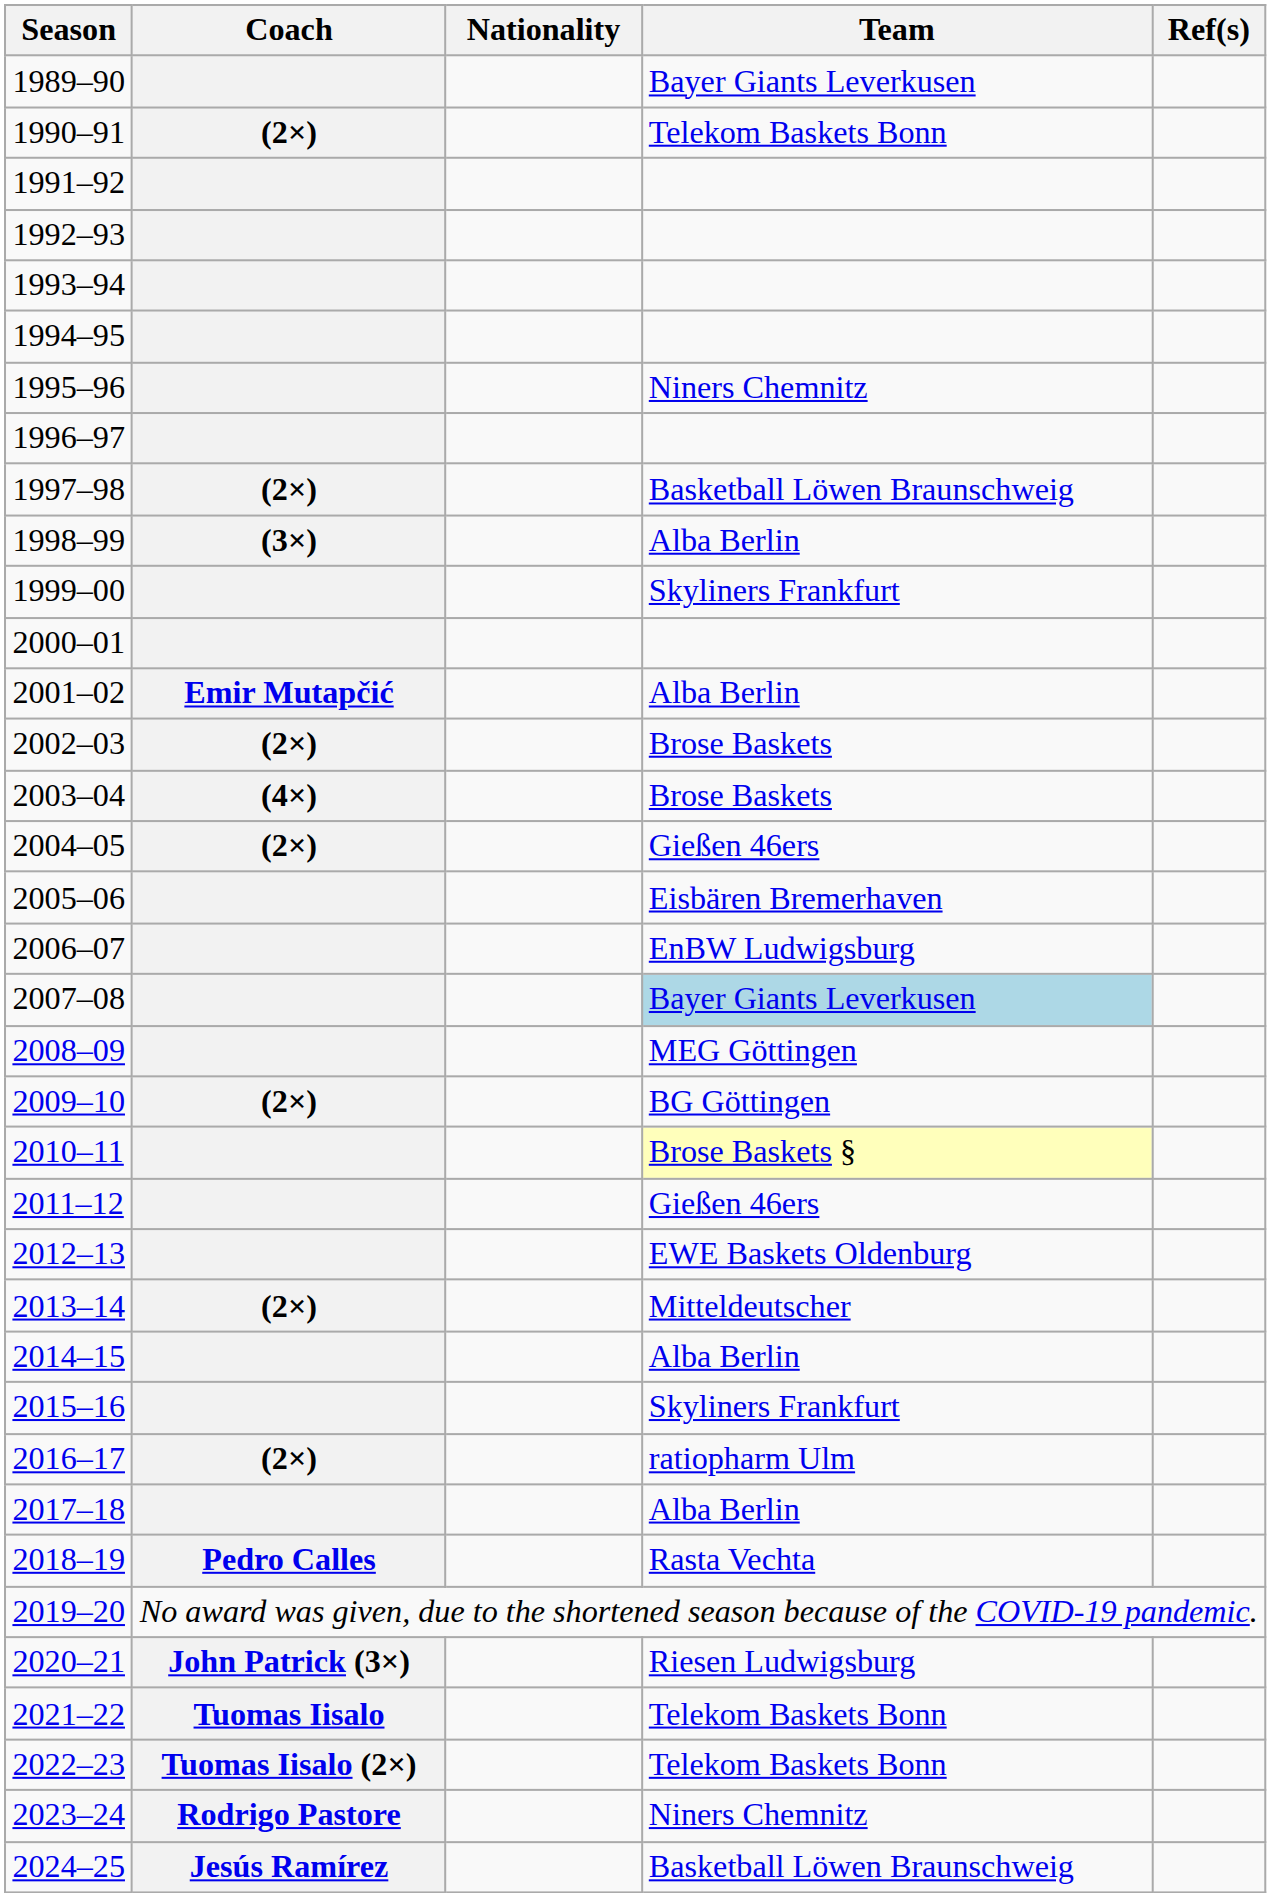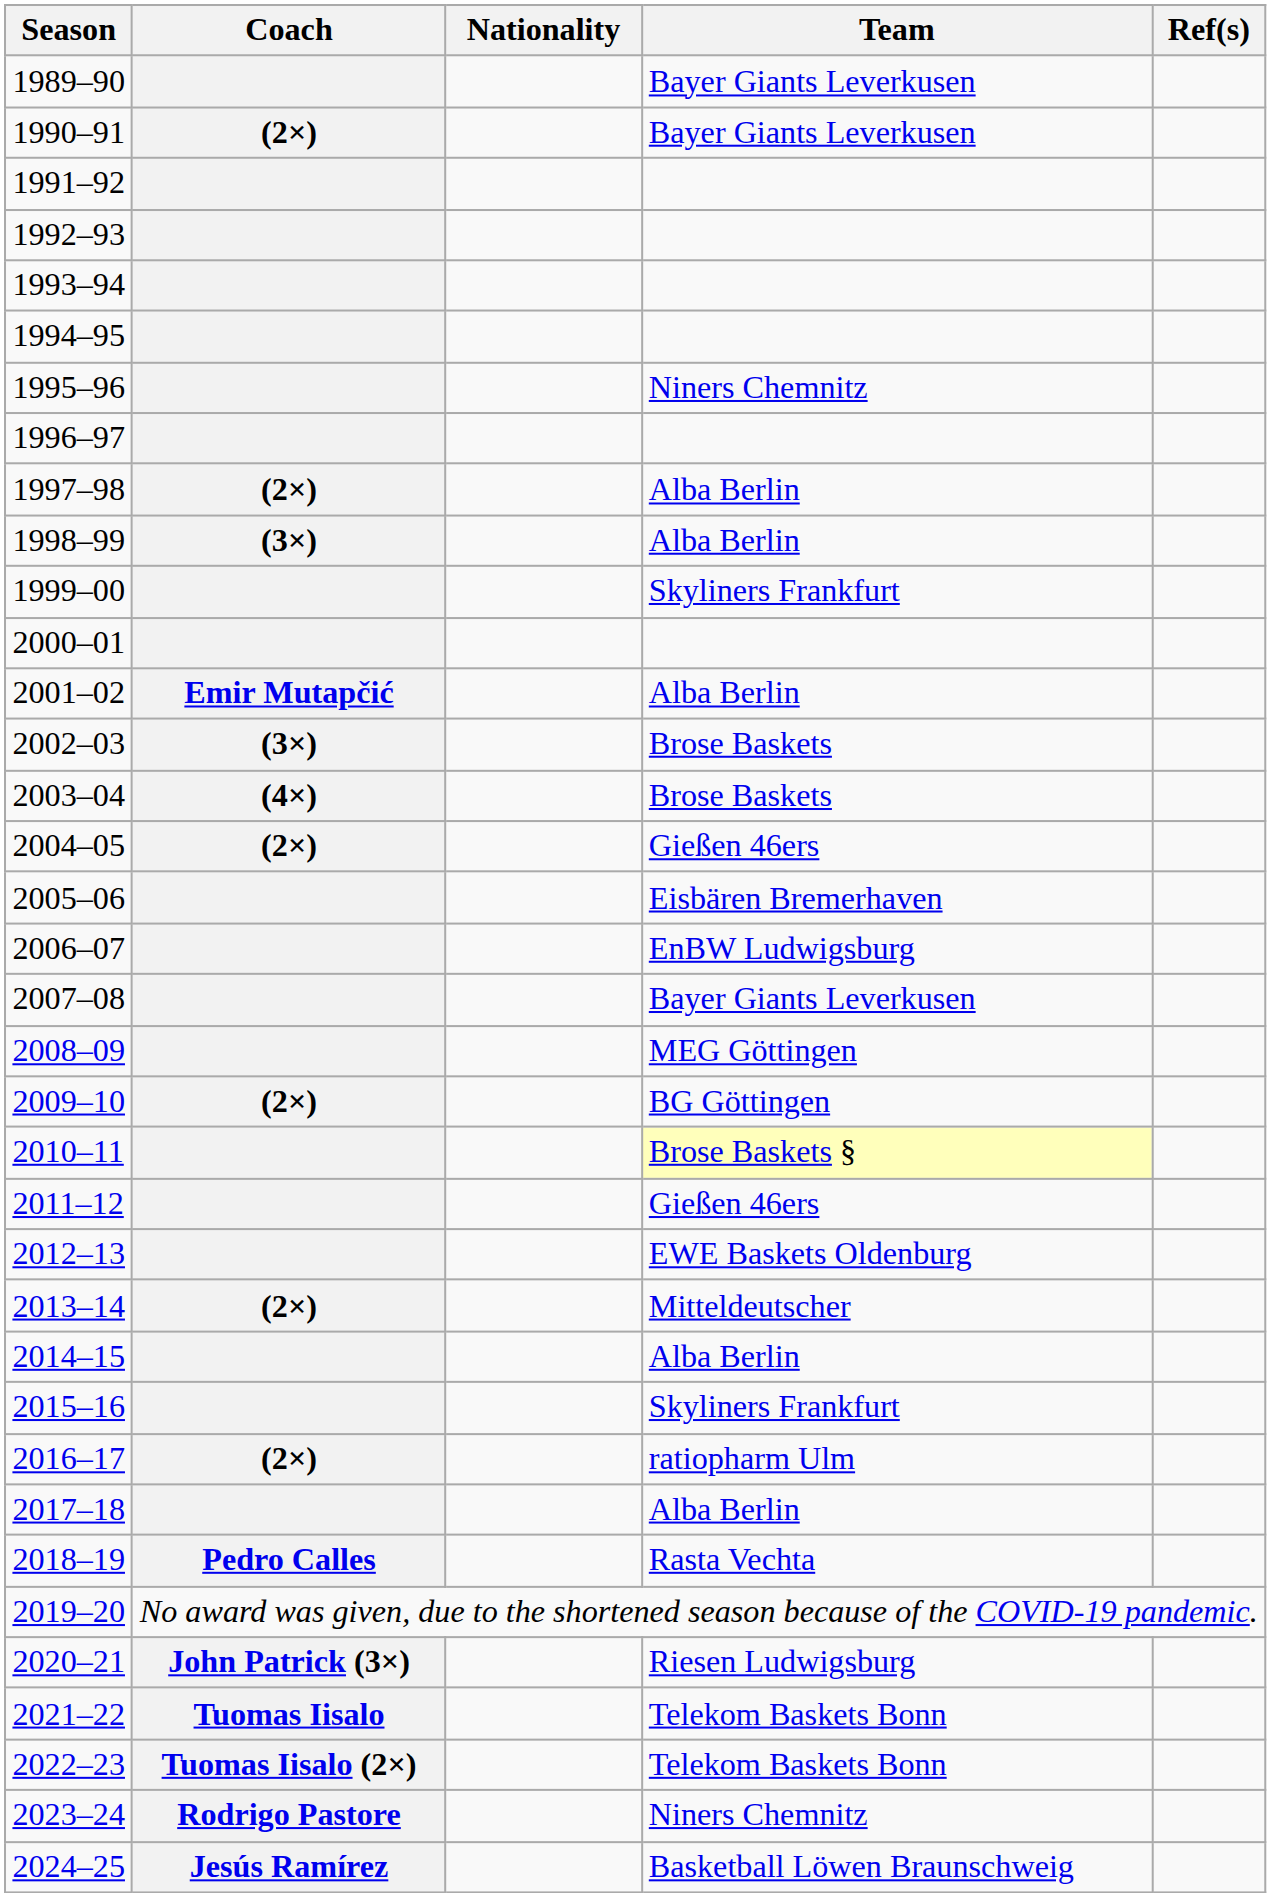(798, 132) Telekom Baskets Bonn -> (812, 132) Bayer Giants Leverkusen
(861, 489) Basketball Löwen Braunschweig -> (724, 489) Alba Berlin
(289, 744) (2×) -> (289, 744) (3×)
(812, 999) lightblue background -> (812, 999) no background
